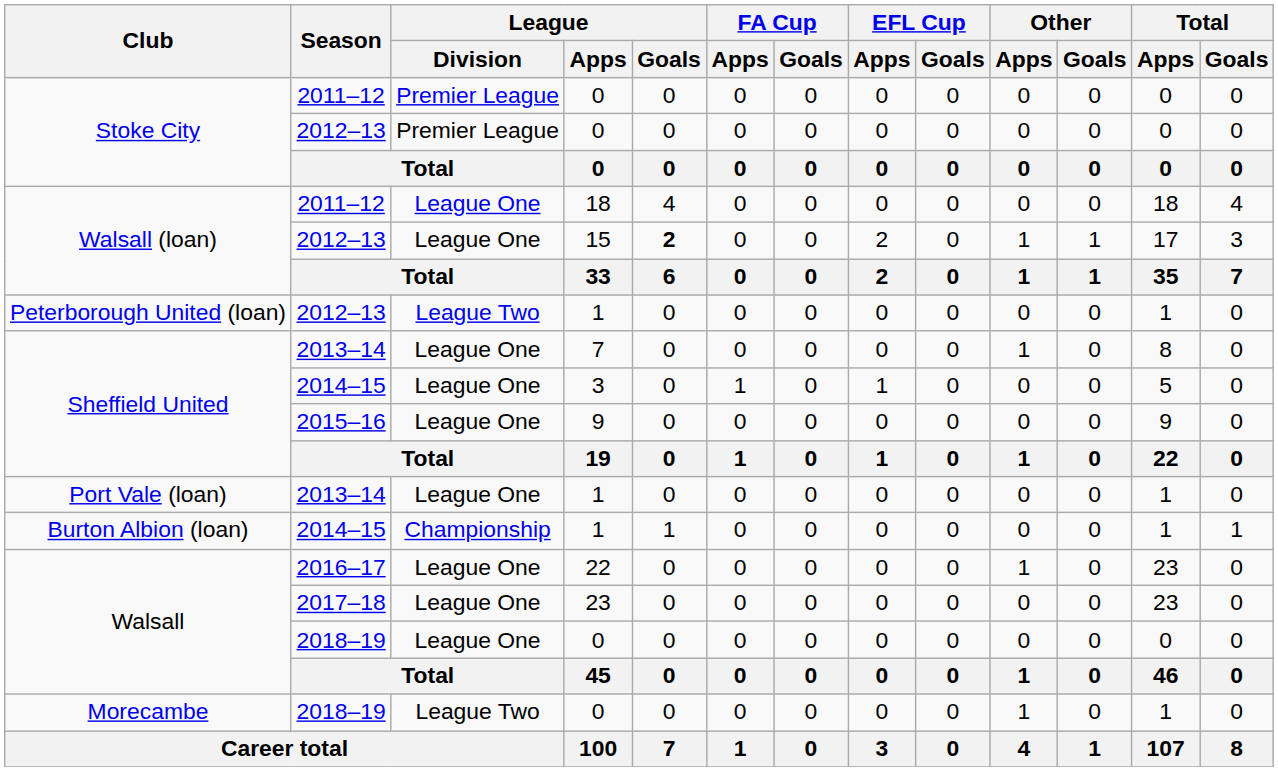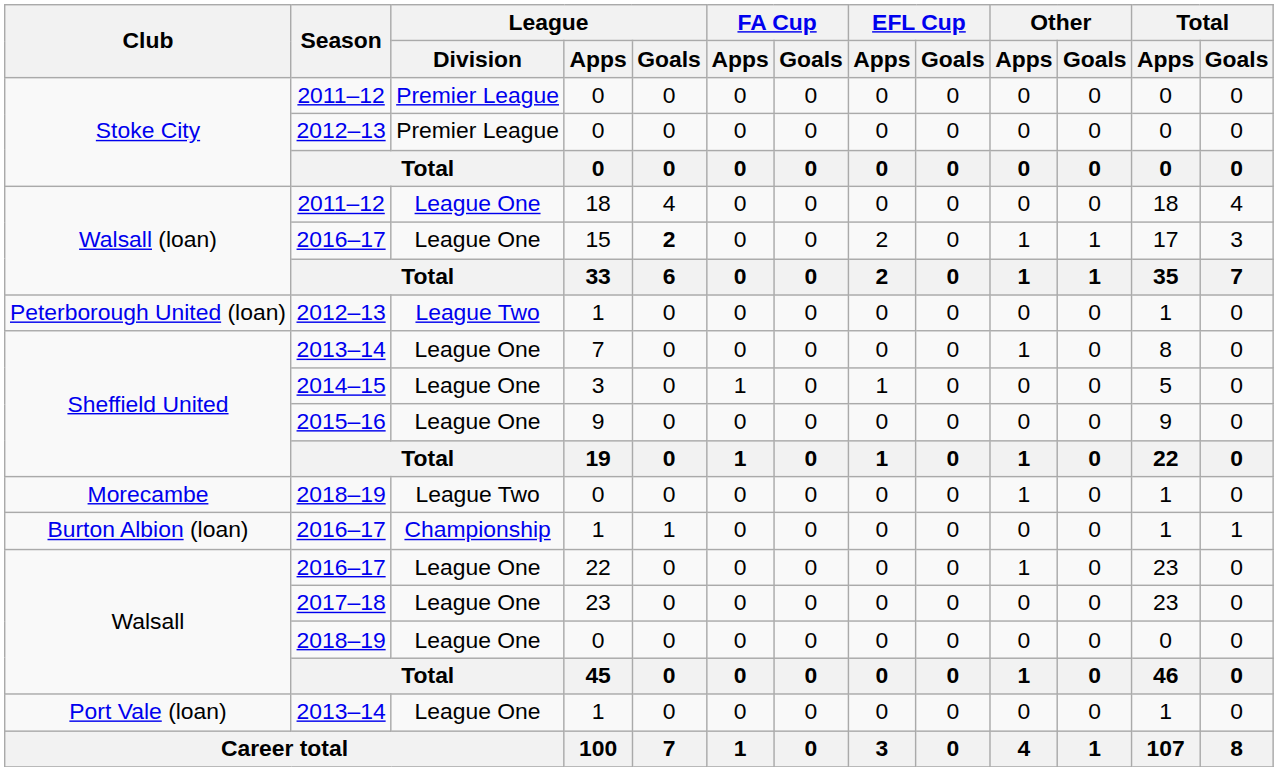(341, 240) 2012–13 -> (341, 240) 2016–17
rows swapped: (148, 494) <-> (148, 712)
(341, 530) 2014–15 -> (341, 530) 2016–17
